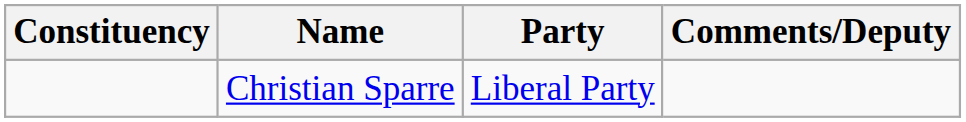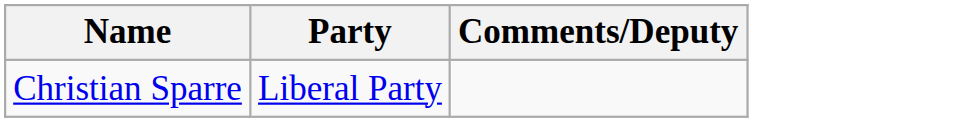- column: (111, 32)
